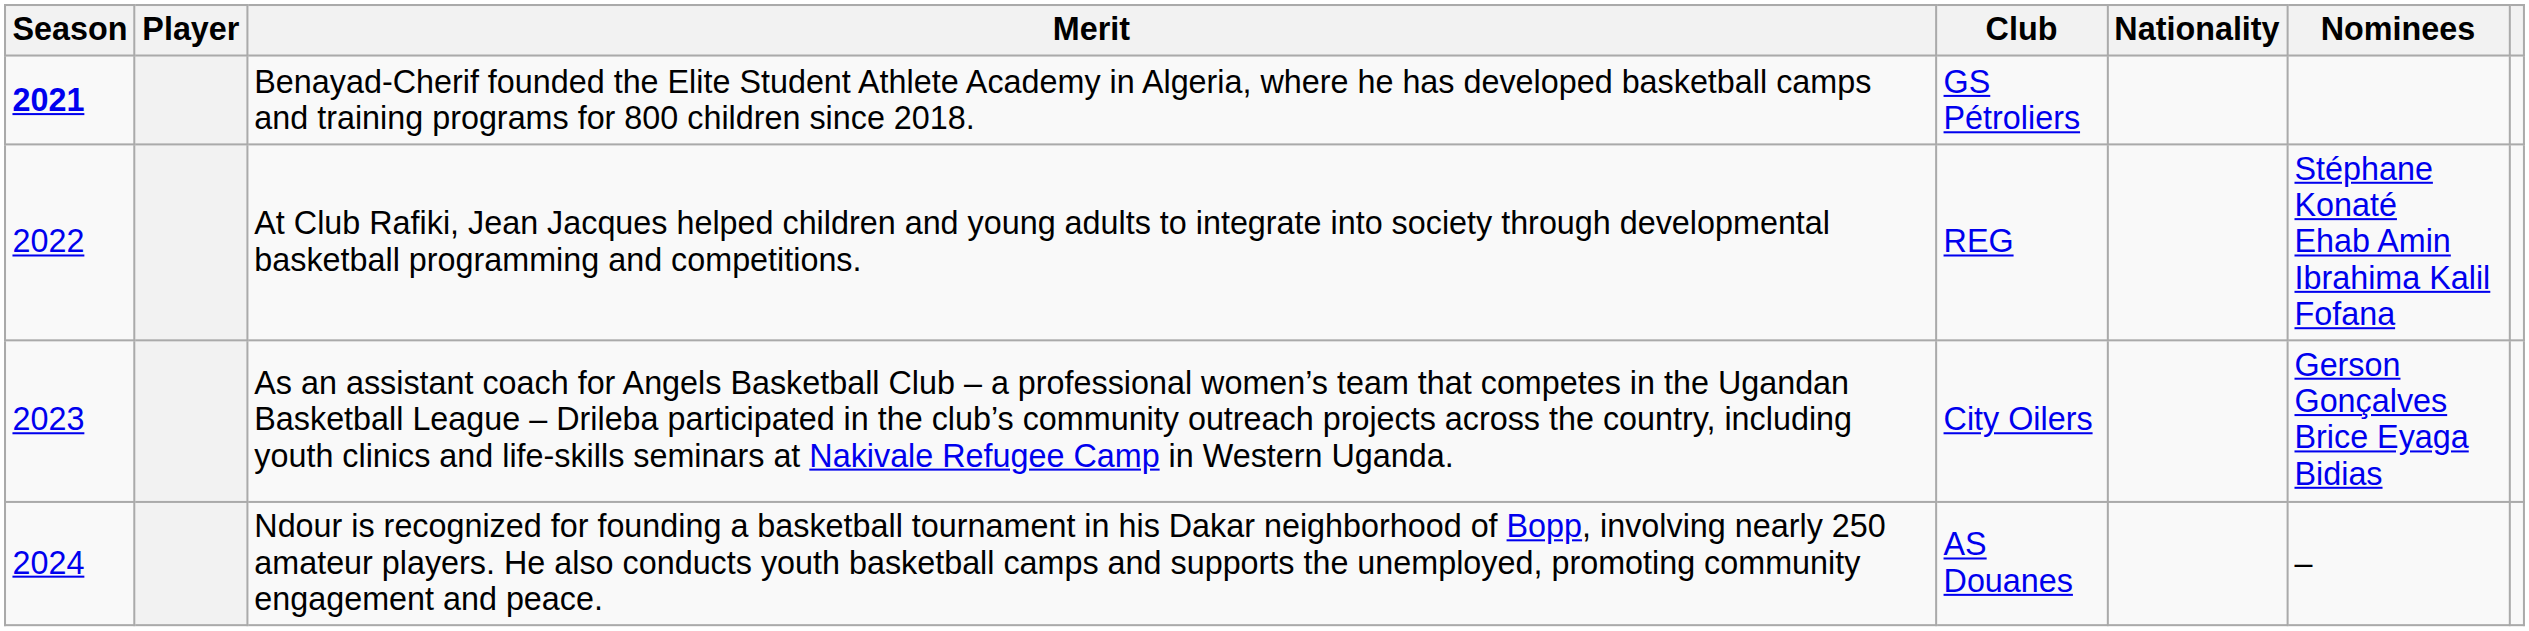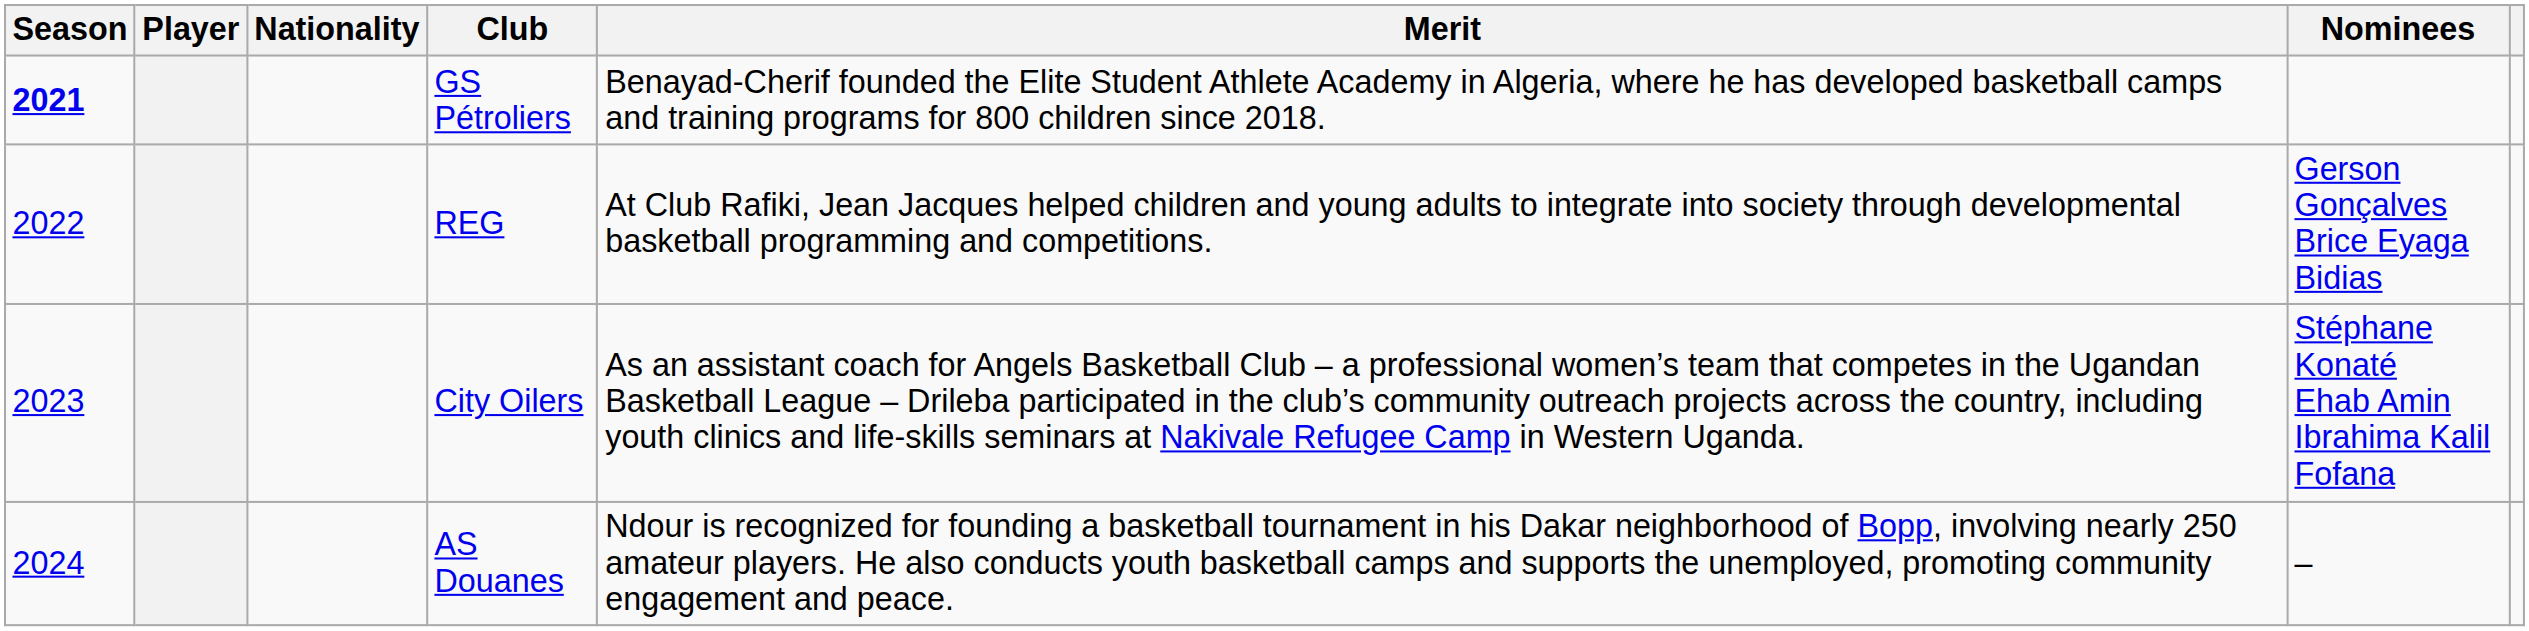columns swapped: (2197, 30) <-> (1091, 30)
(2392, 241) Stéphane Konaté Ehab Amin Ibrahima Kalil Fofana -> (2382, 223) Gerson Gonçalves Brice Eyaga Bidias
(2382, 420) Gerson Gonçalves Brice Eyaga Bidias -> (2392, 402) Stéphane Konaté Ehab Amin Ibrahima Kalil Fofana
